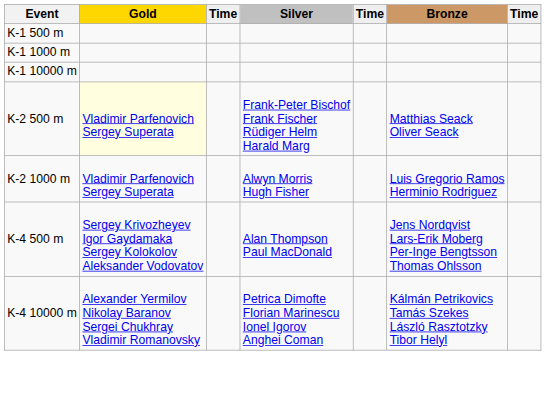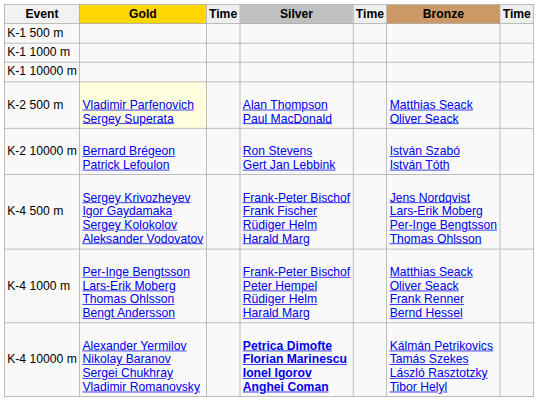(297, 125) Frank-Peter Bischof Frank Fischer Rüdiger Helm Harald Marg -> (287, 111) Alan Thompson Paul MacDonald
- row: (39, 178)
+ row: (42, 151)
(287, 246) Alan Thompson Paul MacDonald -> (297, 218) Frank-Peter Bischof Frank Fischer Rüdiger Helm Harald Marg
+ row: (39, 285)
(291, 320) normal -> (295, 366) bold
